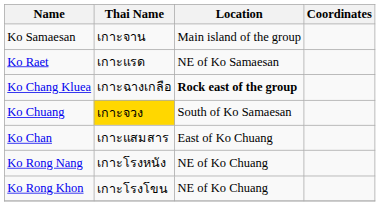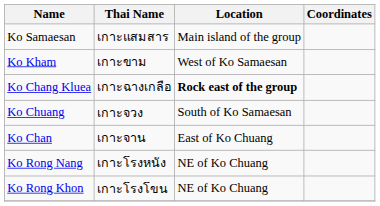(121, 37) เกาะจาน -> (133, 37) เกาะแสมสาร
+ row: (32, 62)
- row: (28, 62)
(120, 113) gold background -> (120, 113) no background
(133, 138) เกาะแสมสาร -> (121, 138) เกาะจาน
